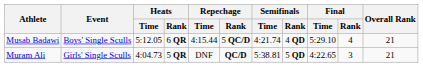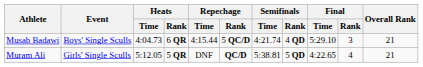(149, 41) 5:12.05 -> (149, 41) 4:04.73
(350, 41) 4 -> (350, 41) 3
(149, 55) 4:04.73 -> (149, 55) 5:12.05
(350, 55) 3 -> (350, 55) 4
